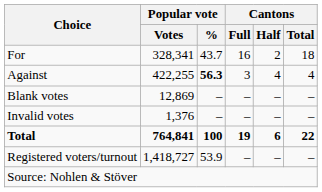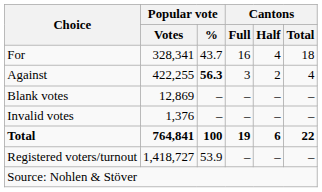(277, 55) 2 -> (277, 55) 4
(277, 75) 4 -> (277, 75) 2
